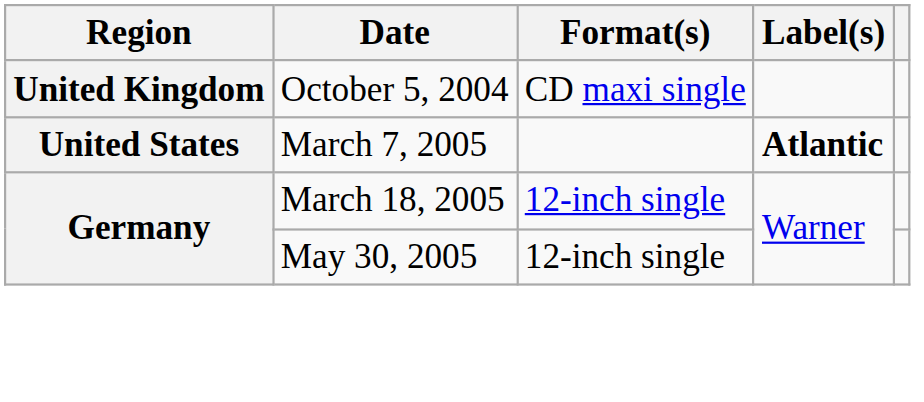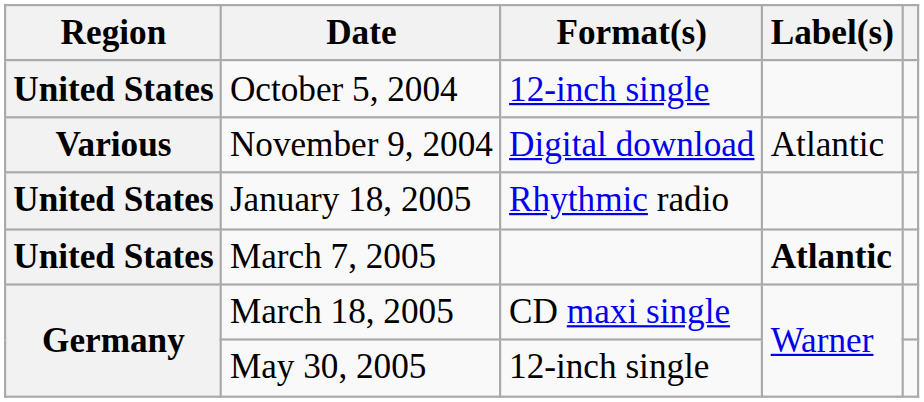(139, 88) United Kingdom -> (113, 88) United States
(635, 88) CD maxi single -> (609, 88) 12-inch single
+ row: (361, 144)
+ row: (351, 199)
(625, 199) 12-inch single -> (620, 311) CD maxi single
